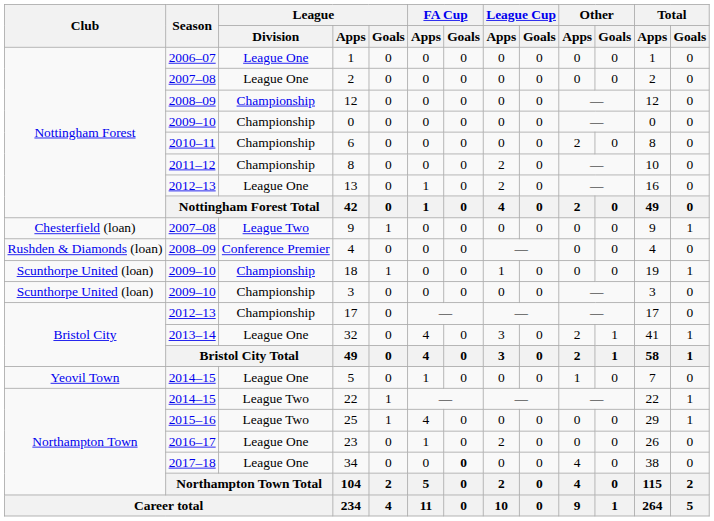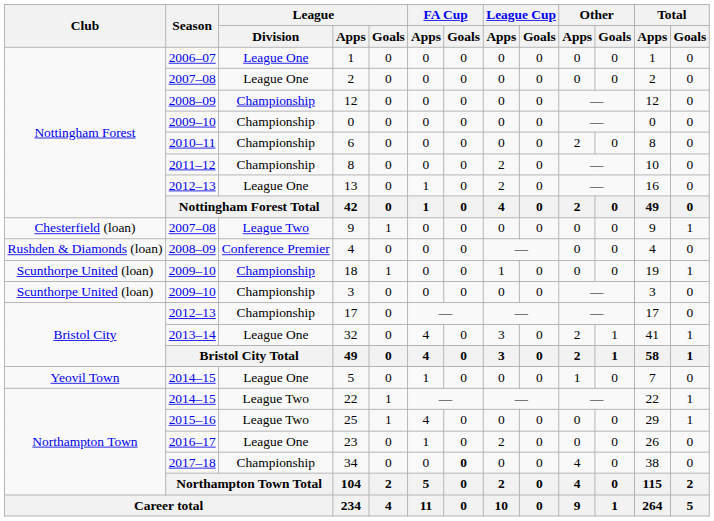(276, 462) League One -> (276, 462) Championship
